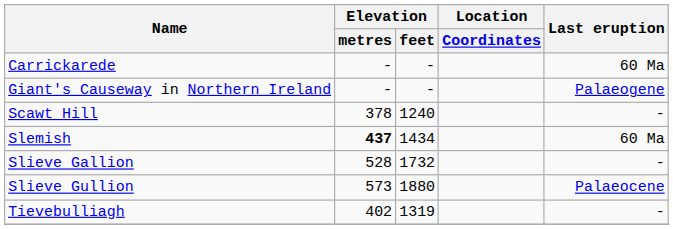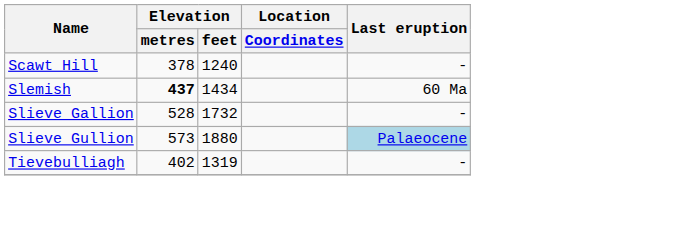- row: (62, 65)
- row: (170, 90)
(620, 187) no background -> (422, 139) lightblue background
